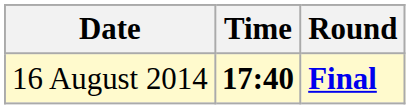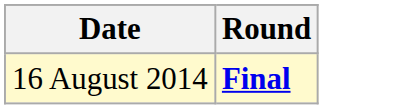- column: (258, 28)
